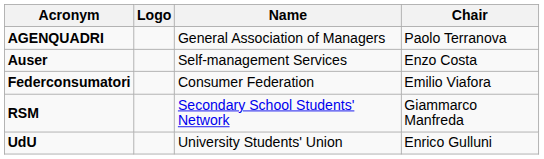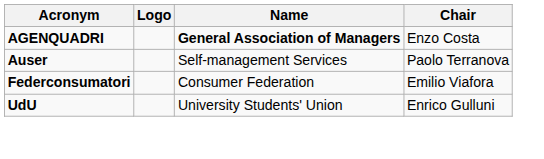(282, 37) normal -> (289, 37) bold
(455, 37) Paolo Terranova -> (443, 37) Enzo Costa
(441, 60) Enzo Costa -> (458, 60) Paolo Terranova
- row: (23, 112)
